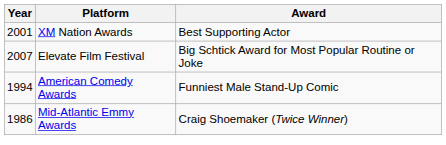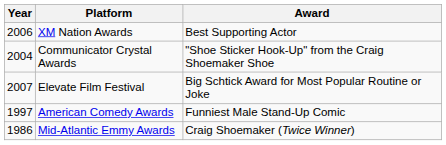(20, 31) 2001 -> (20, 31) 2006
+ row: (95, 56)
(20, 87) 1994 -> (20, 112) 1997
